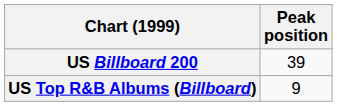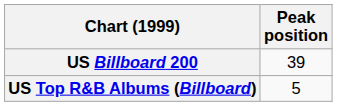(296, 88) 9 -> (296, 88) 5
